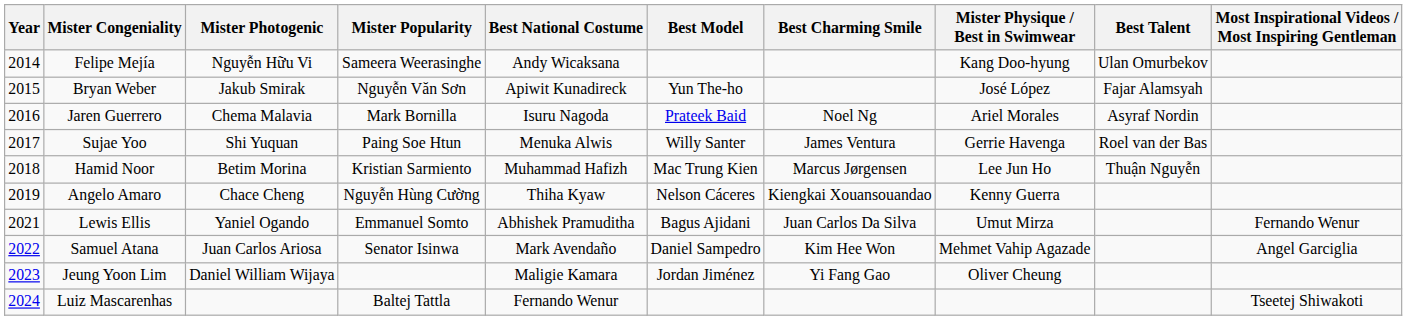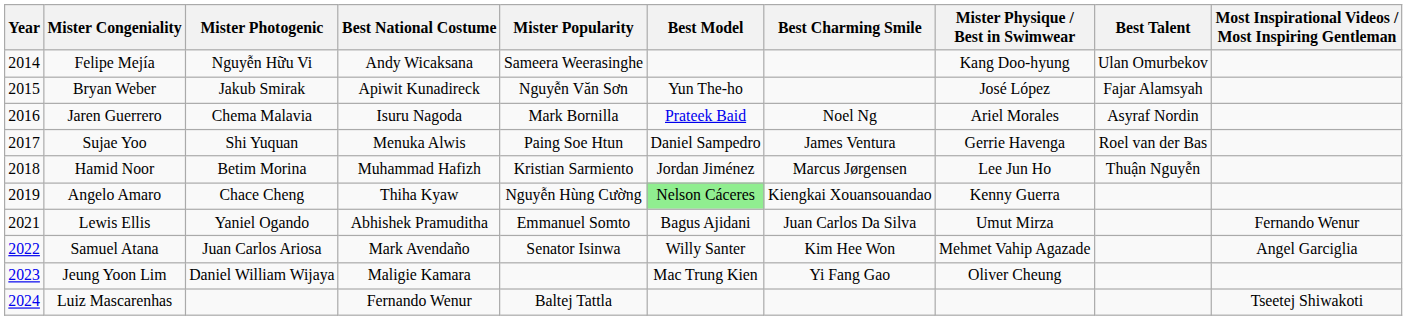columns swapped: (566, 27) <-> (412, 27)
(706, 143) Willy Santer -> (706, 143) Daniel Sampedro
(706, 169) Mac Trung Kien -> (706, 169) Jordan Jiménez
(706, 196) no background -> (706, 196) lightgreen background
(706, 249) Daniel Sampedro -> (706, 249) Willy Santer
(706, 275) Jordan Jiménez -> (706, 275) Mac Trung Kien
